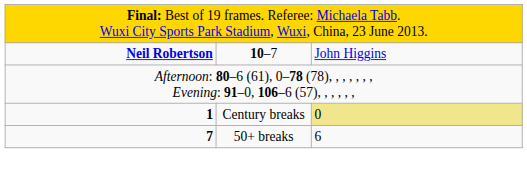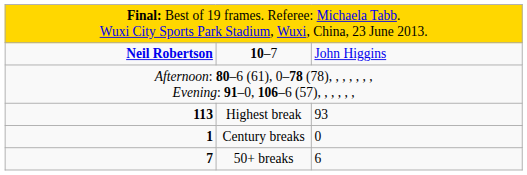+ row: (264, 114)
(318, 114) khaki background -> (318, 137) no background
